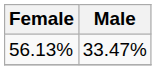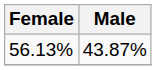(115, 49) 33.47% -> (115, 49) 43.87%
